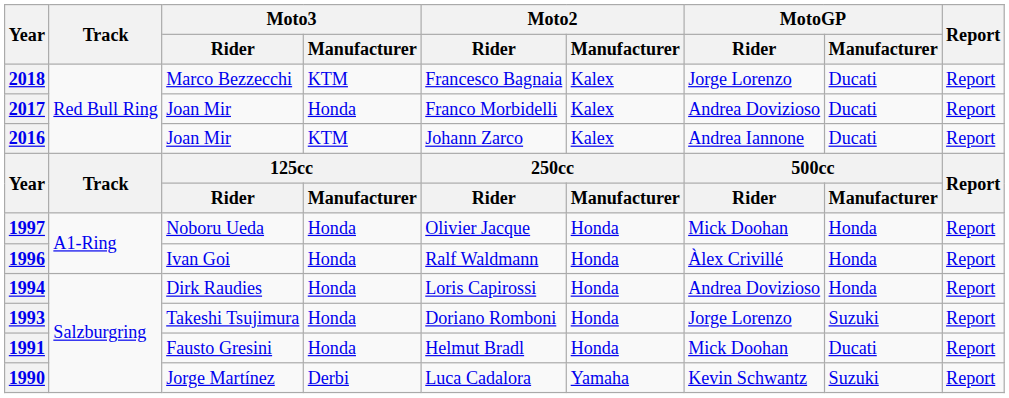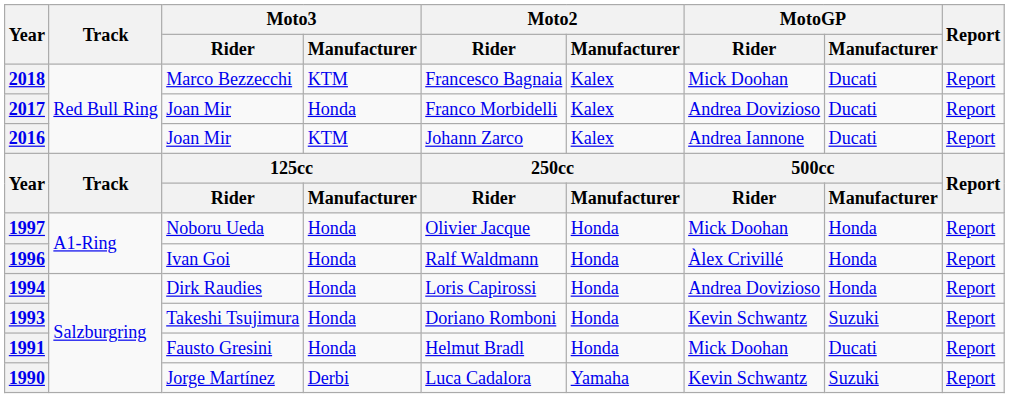(740, 79) Jorge Lorenzo -> (738, 79) Mick Doohan
(740, 317) Jorge Lorenzo -> (748, 317) Kevin Schwantz
